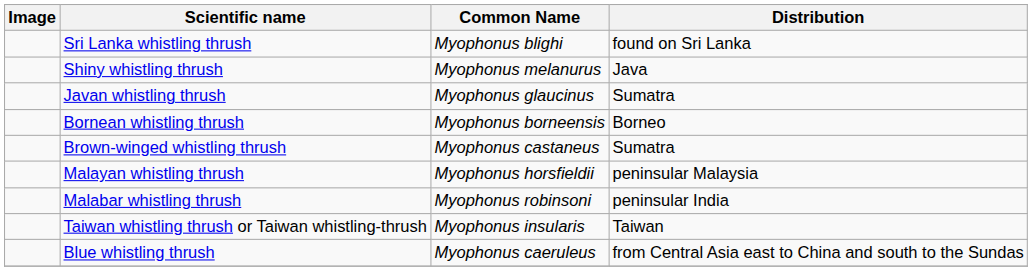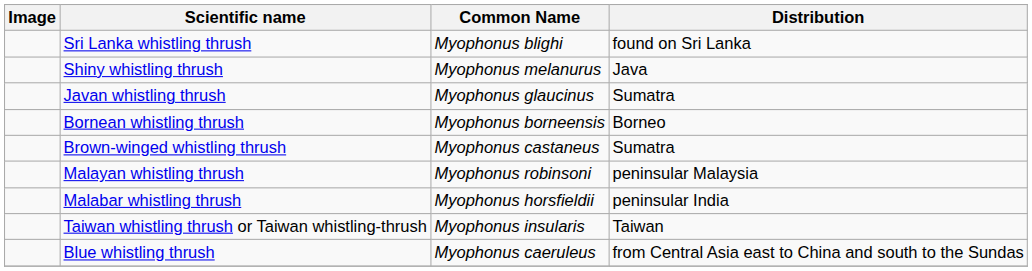(514, 174) Myophonus horsfieldii -> (513, 174) Myophonus robinsoni
(513, 200) Myophonus robinsoni -> (514, 200) Myophonus horsfieldii
